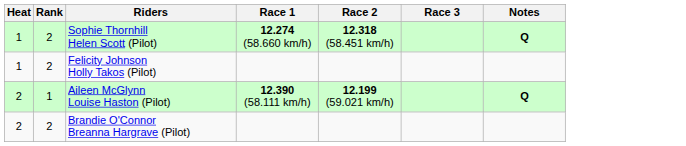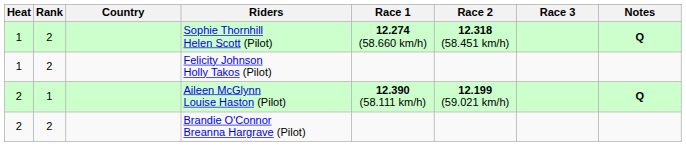+ column: (123, 13)
